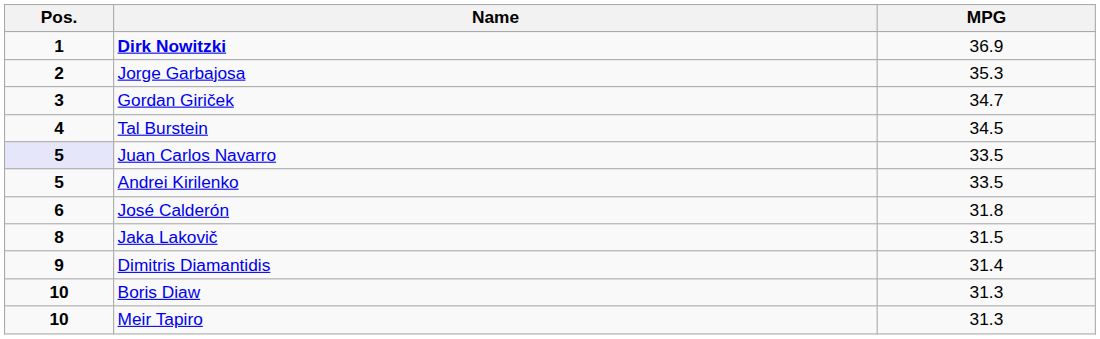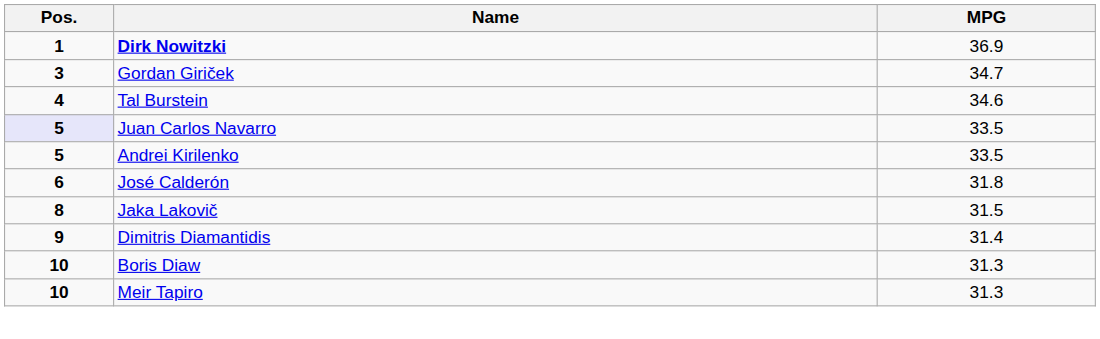- row: (181, 73)
(986, 127) 34.5 -> (986, 100) 34.6
